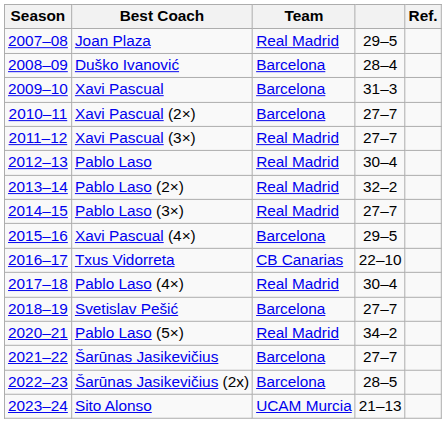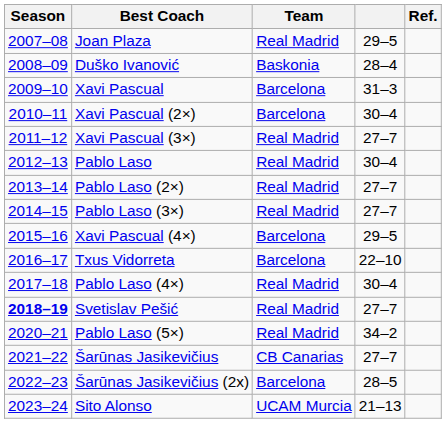(291, 65) Barcelona -> (288, 65) Baskonia
(380, 114) 27–7 -> (380, 114) 30–4
(380, 187) 32–2 -> (380, 187) 27–7
(300, 260) CB Canarias -> (291, 260) Barcelona
(38, 308) normal -> (38, 308) bold
(291, 308) Barcelona -> (298, 308) Real Madrid
(291, 357) Barcelona -> (300, 357) CB Canarias
